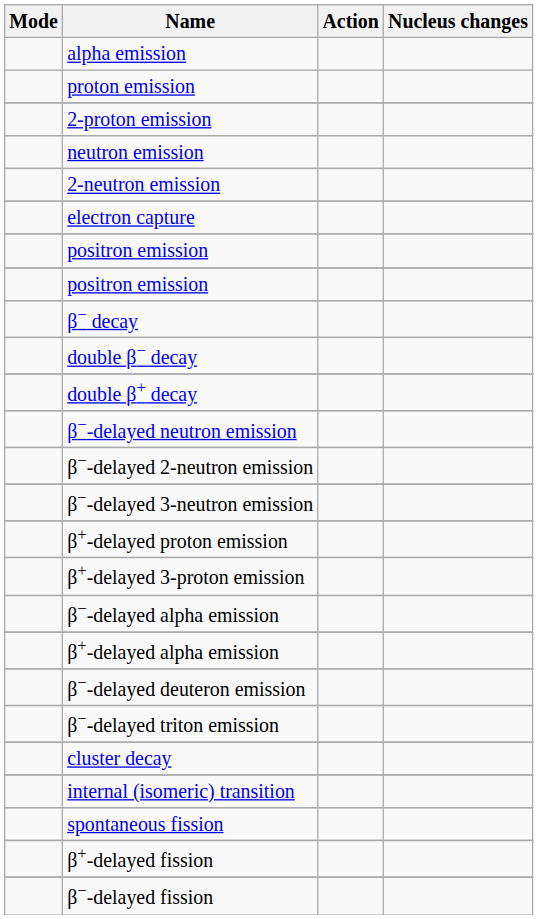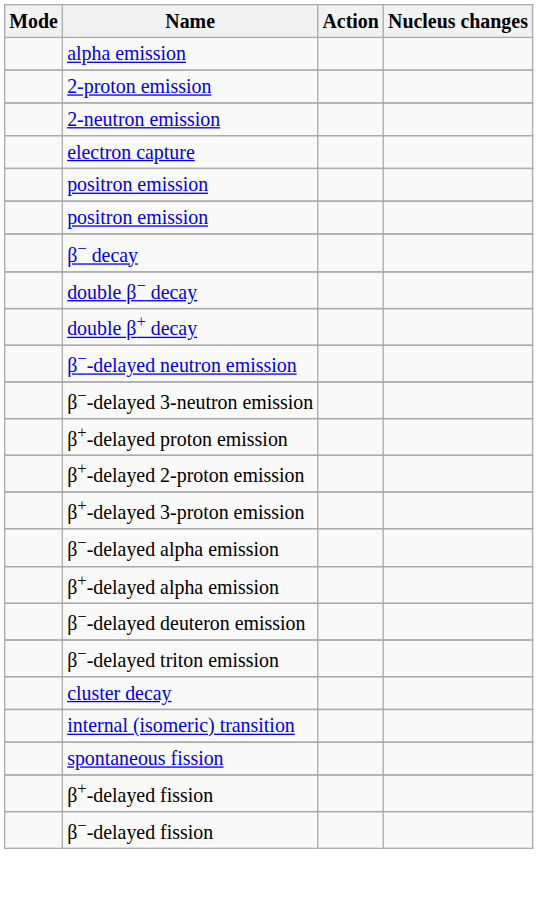- row: (34, 87)
- row: (34, 153)
- row: (34, 466)
+ row: (34, 474)
